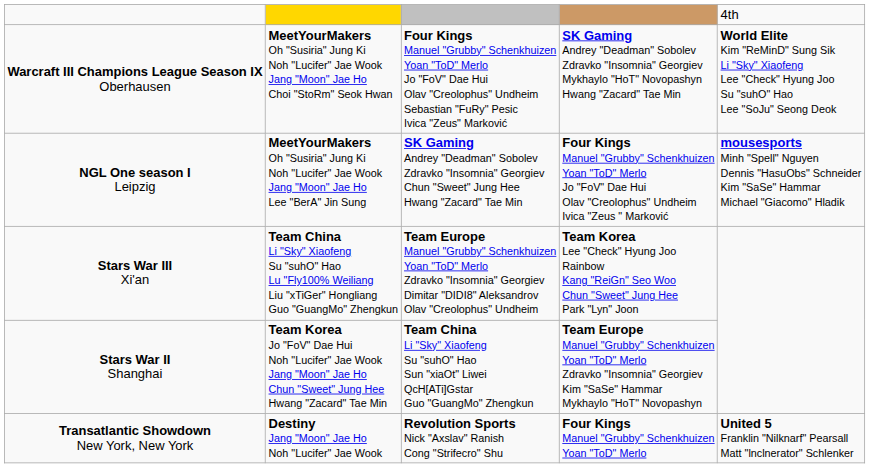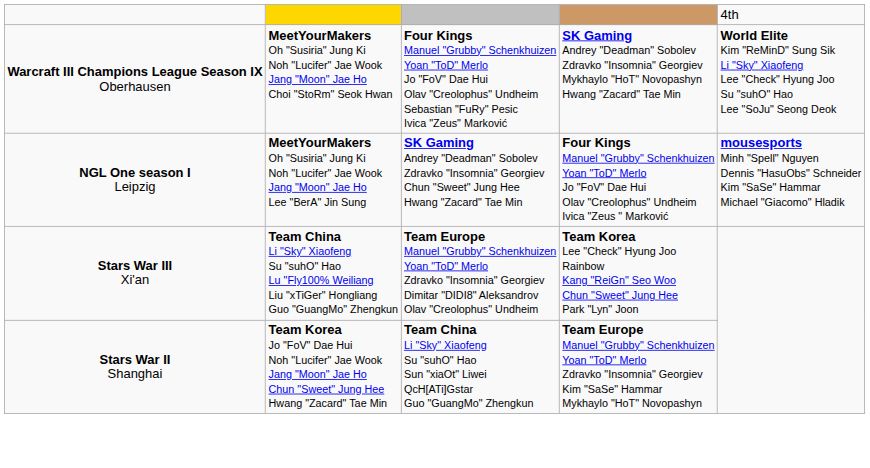- row: (135, 438)
